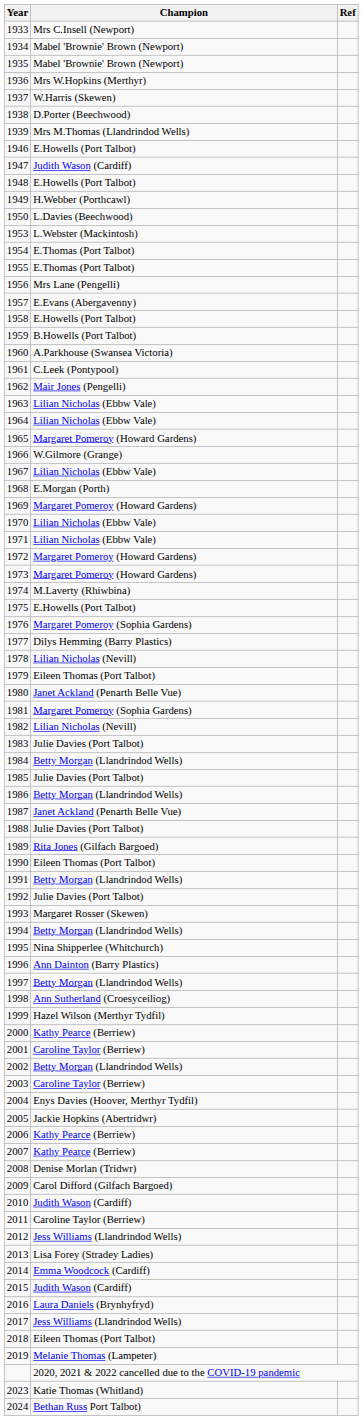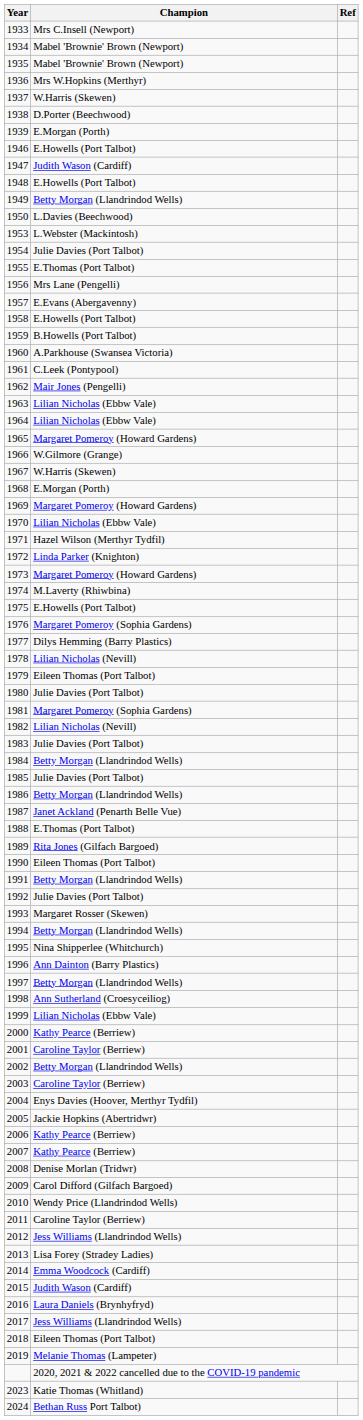(111, 132) Mrs M.Thomas (Llandrindod Wells) -> (71, 132) E.Morgan (Porth)
(82, 200) H.Webber (Porthcawl) -> (108, 200) Betty Morgan (Llandrindod Wells)
(84, 251) E.Thomas (Port Talbot) -> (88, 251) Julie Davies (Port Talbot)
(95, 472) Lilian Nicholas (Ebbw Vale) -> (74, 472) W.Harris (Skewen)
(95, 540) Lilian Nicholas (Ebbw Vale) -> (99, 540) Hazel Wilson (Merthyr Tydfil)
(115, 557) Margaret Pomeroy (Howard Gardens) -> (86, 557) Linda Parker (Knighton)
(107, 693) Janet Ackland (Penarth Belle Vue) -> (88, 693) Julie Davies (Port Talbot)
(88, 829) Julie Davies (Port Talbot) -> (84, 829) E.Thomas (Port Talbot)
(99, 1016) Hazel Wilson (Merthyr Tydfil) -> (95, 1016) Lilian Nicholas (Ebbw Vale)
(82, 1203) Judith Wason (Cardiff) -> (105, 1203) Wendy Price (Llandrindod Wells)
